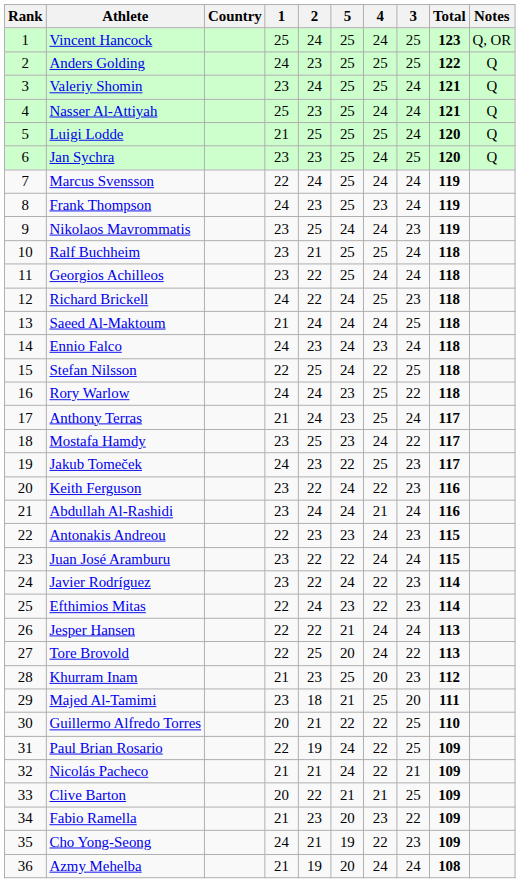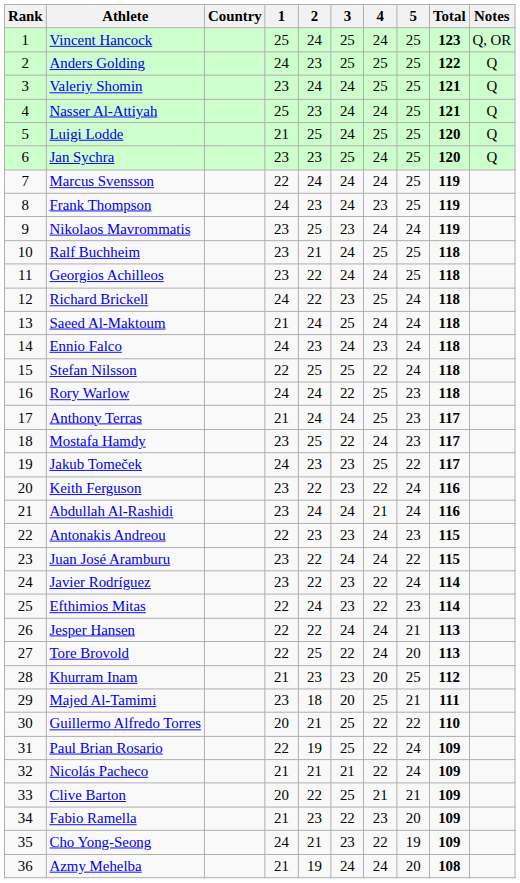columns swapped: (413, 16) <-> (347, 16)
